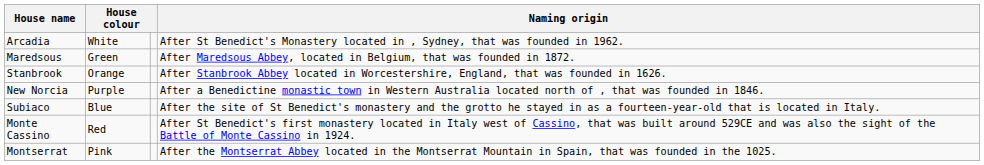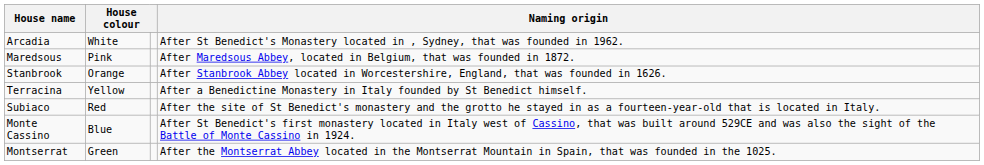(103, 57) Green -> (100, 57) Pink
- row: (37, 90)
+ row: (34, 90)
(100, 107) Blue -> (97, 107) Red
(97, 129) Red -> (100, 129) Blue
(100, 152) Pink -> (103, 152) Green
